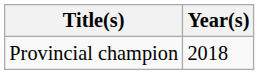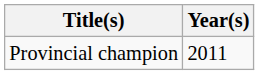(208, 52) 2018 -> (207, 52) 2011
